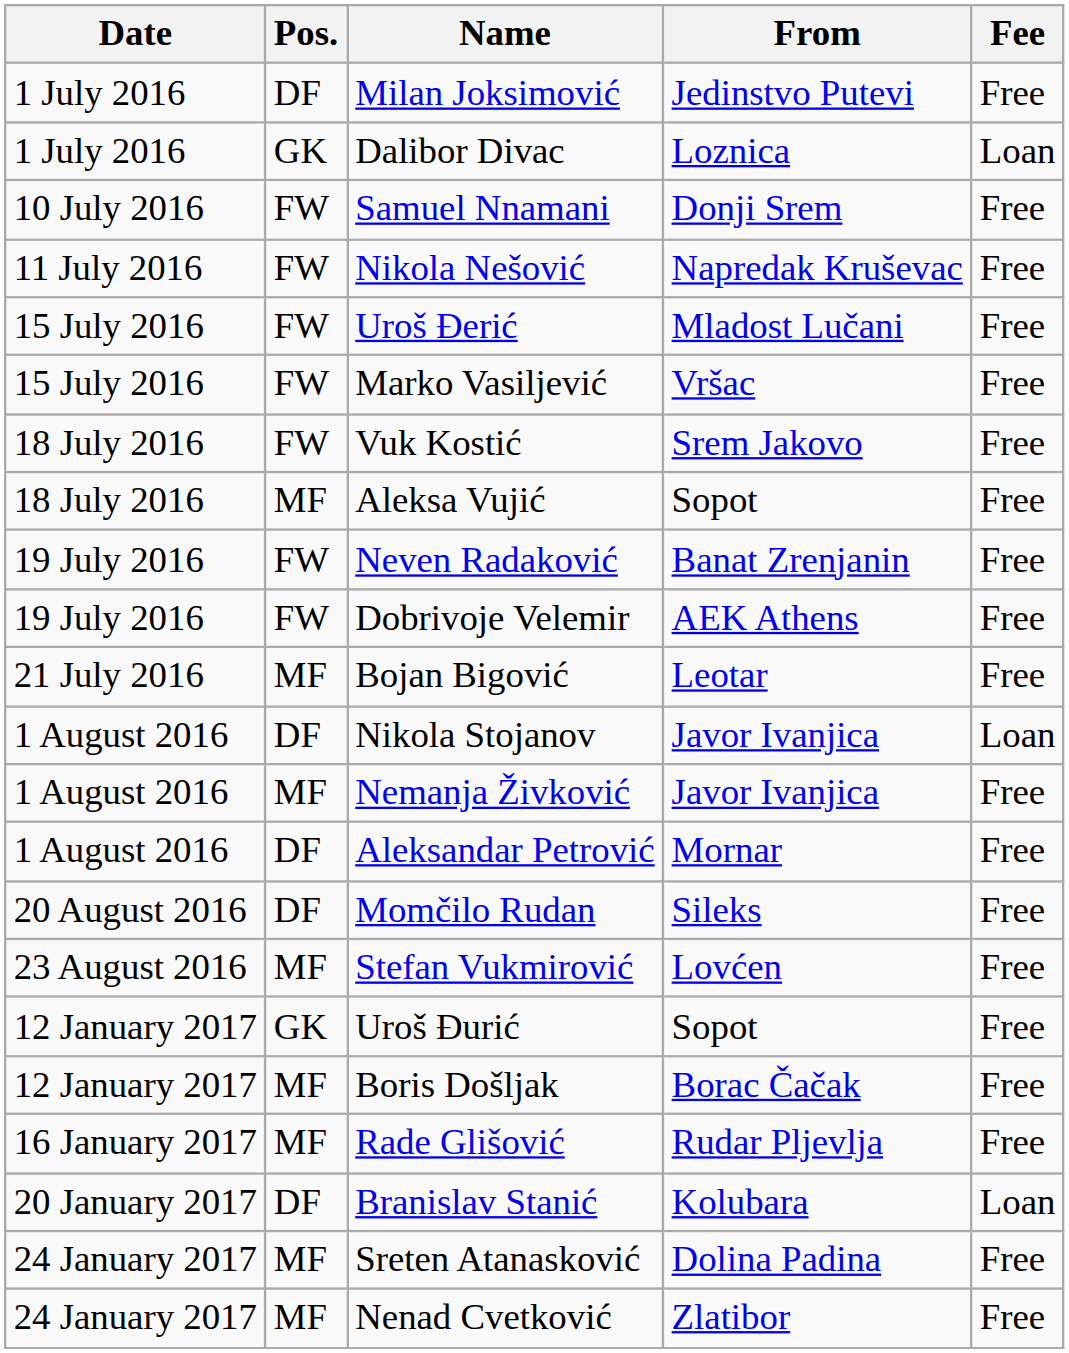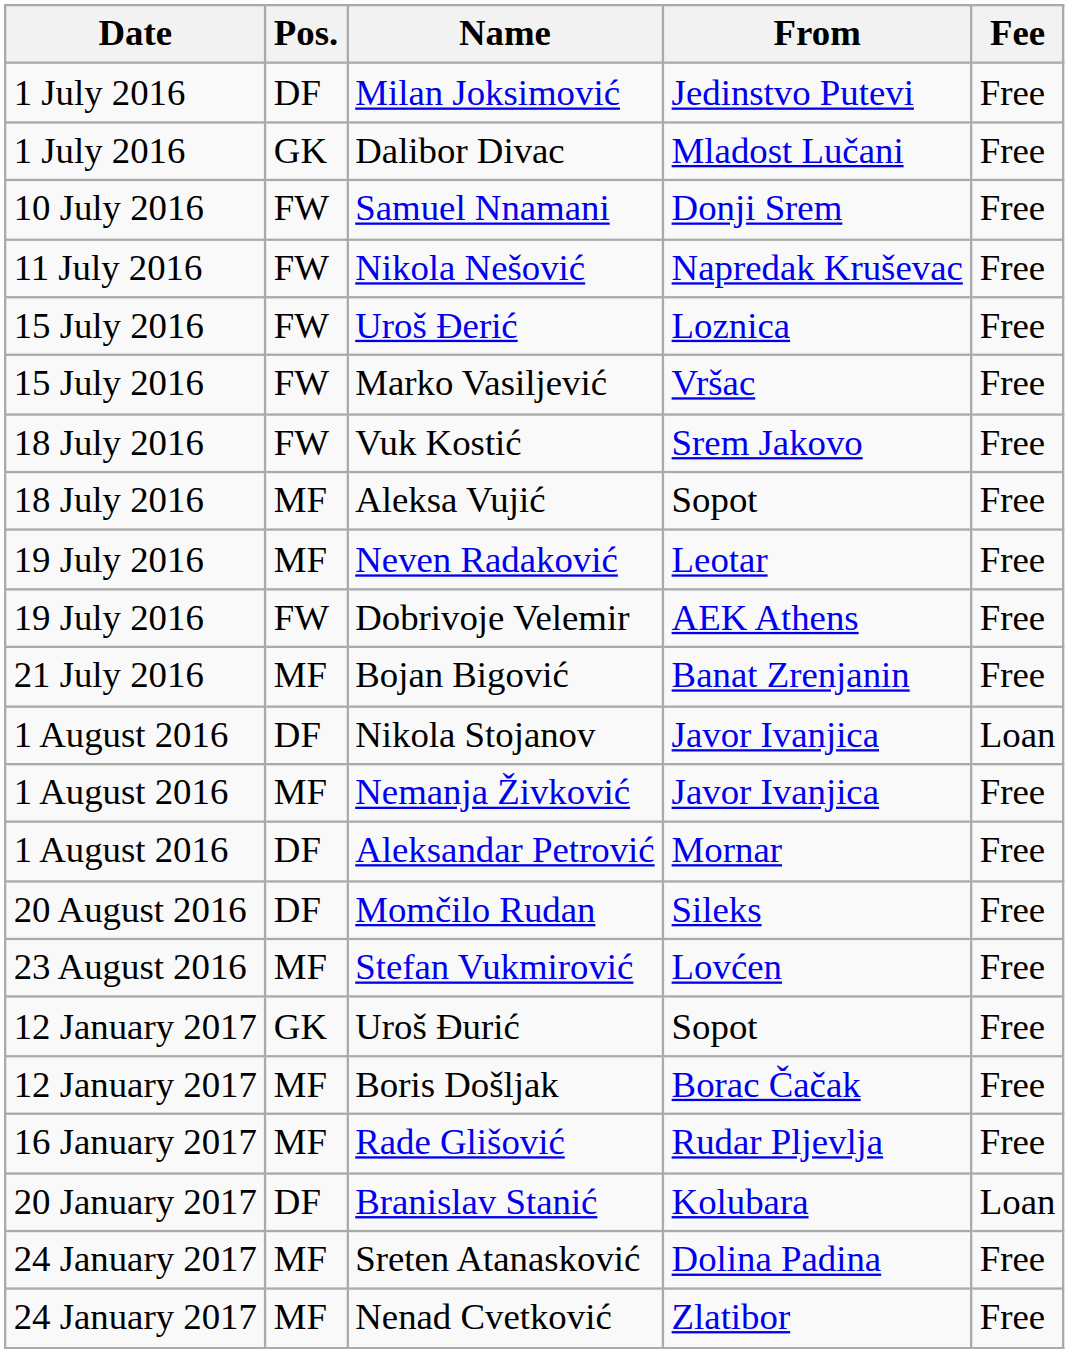(731, 150) Loznica -> (788, 150) Mladost Lučani
(1018, 150) Loan -> (1012, 150) Free
(788, 325) Mladost Lučani -> (731, 325) Loznica
(301, 558) FW -> (300, 558) MF
(791, 558) Banat Zrenjanin -> (720, 558) Leotar
(720, 675) Leotar -> (791, 675) Banat Zrenjanin
